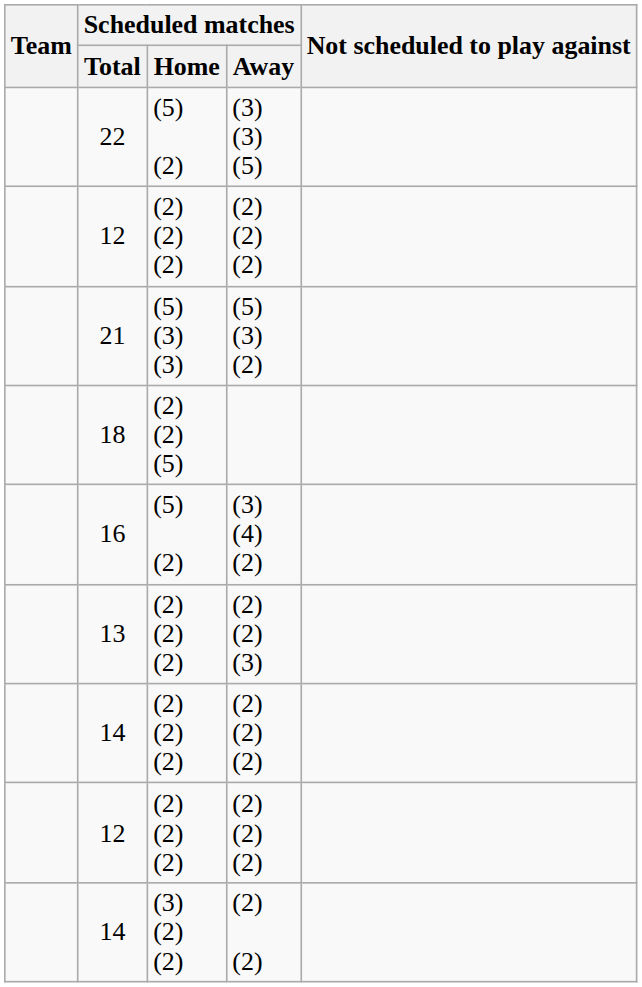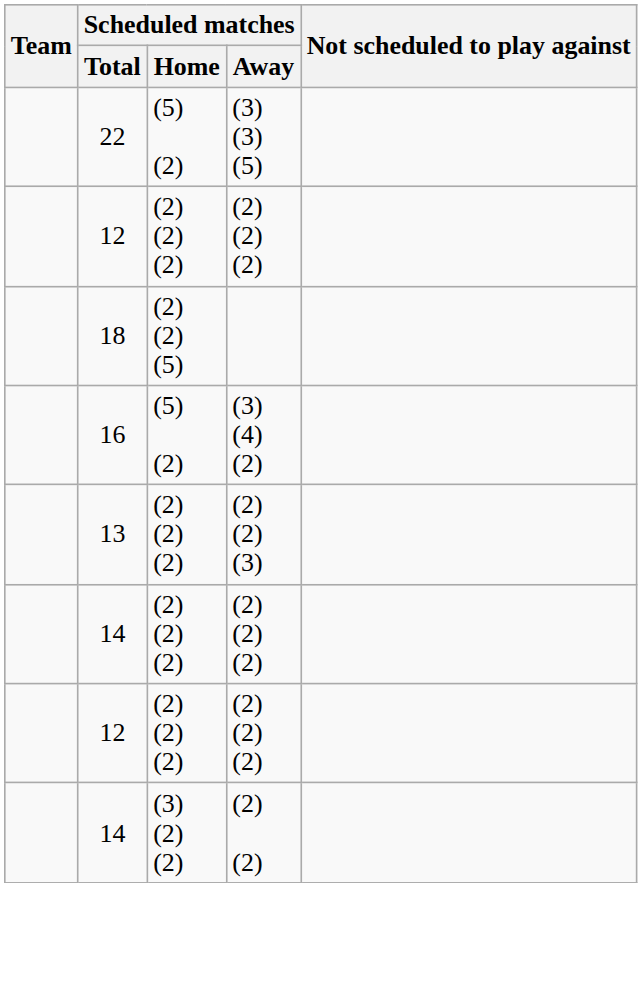- row: (112, 335)
